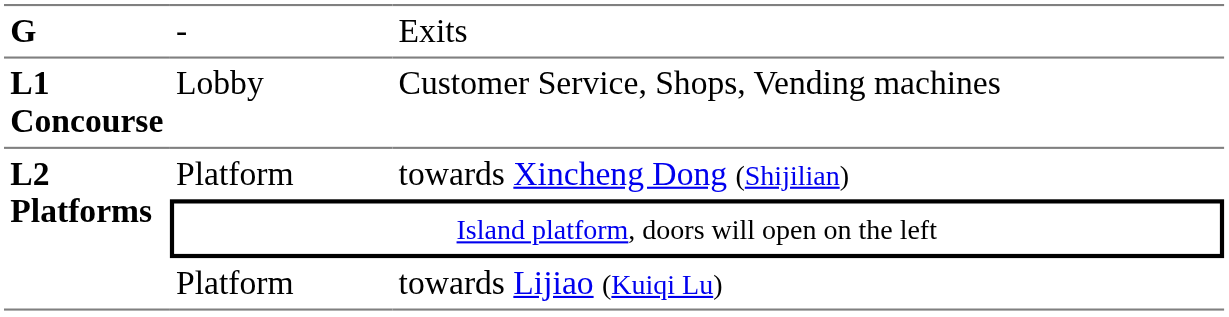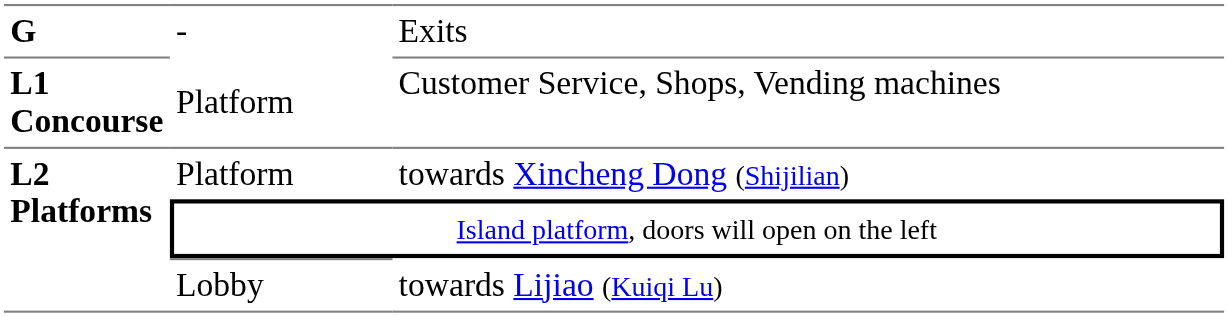(220, 83) Lobby -> (235, 101) Platform
(235, 282) Platform -> (220, 284) Lobby
